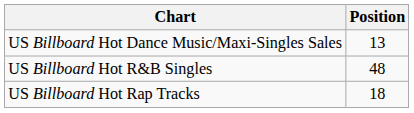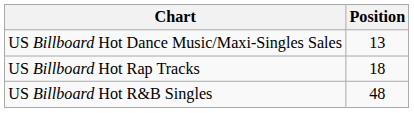rows swapped: (104, 94) <-> (110, 68)
